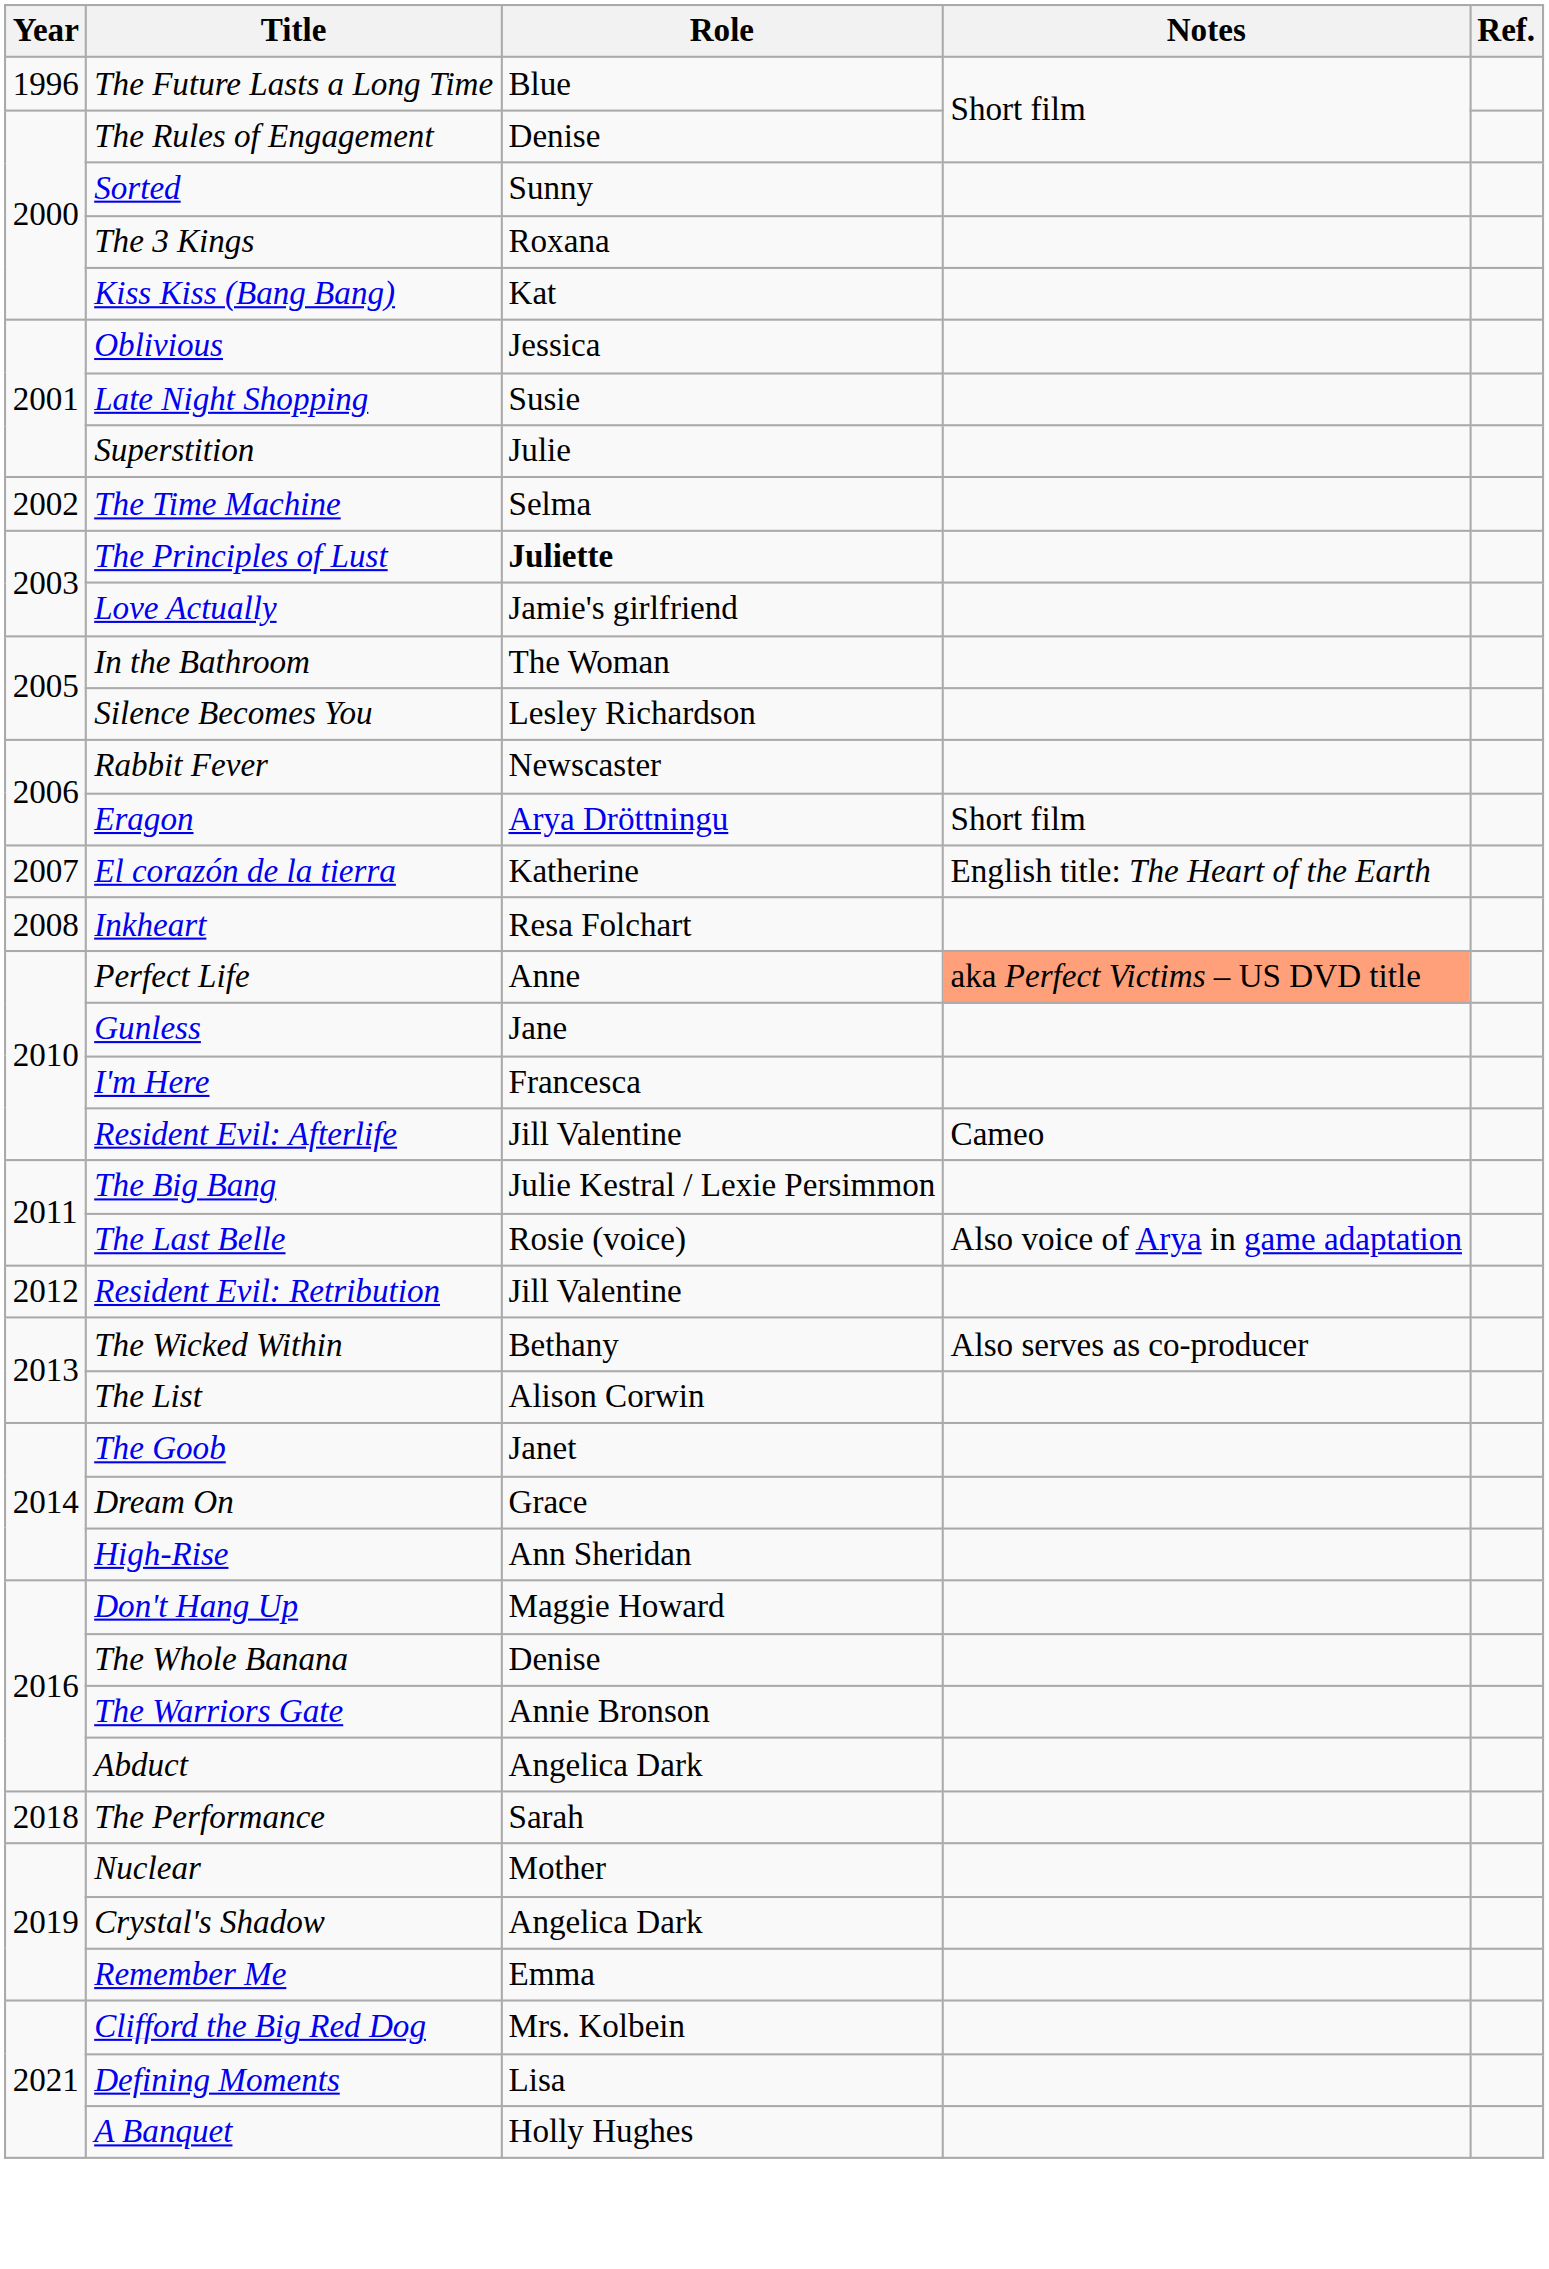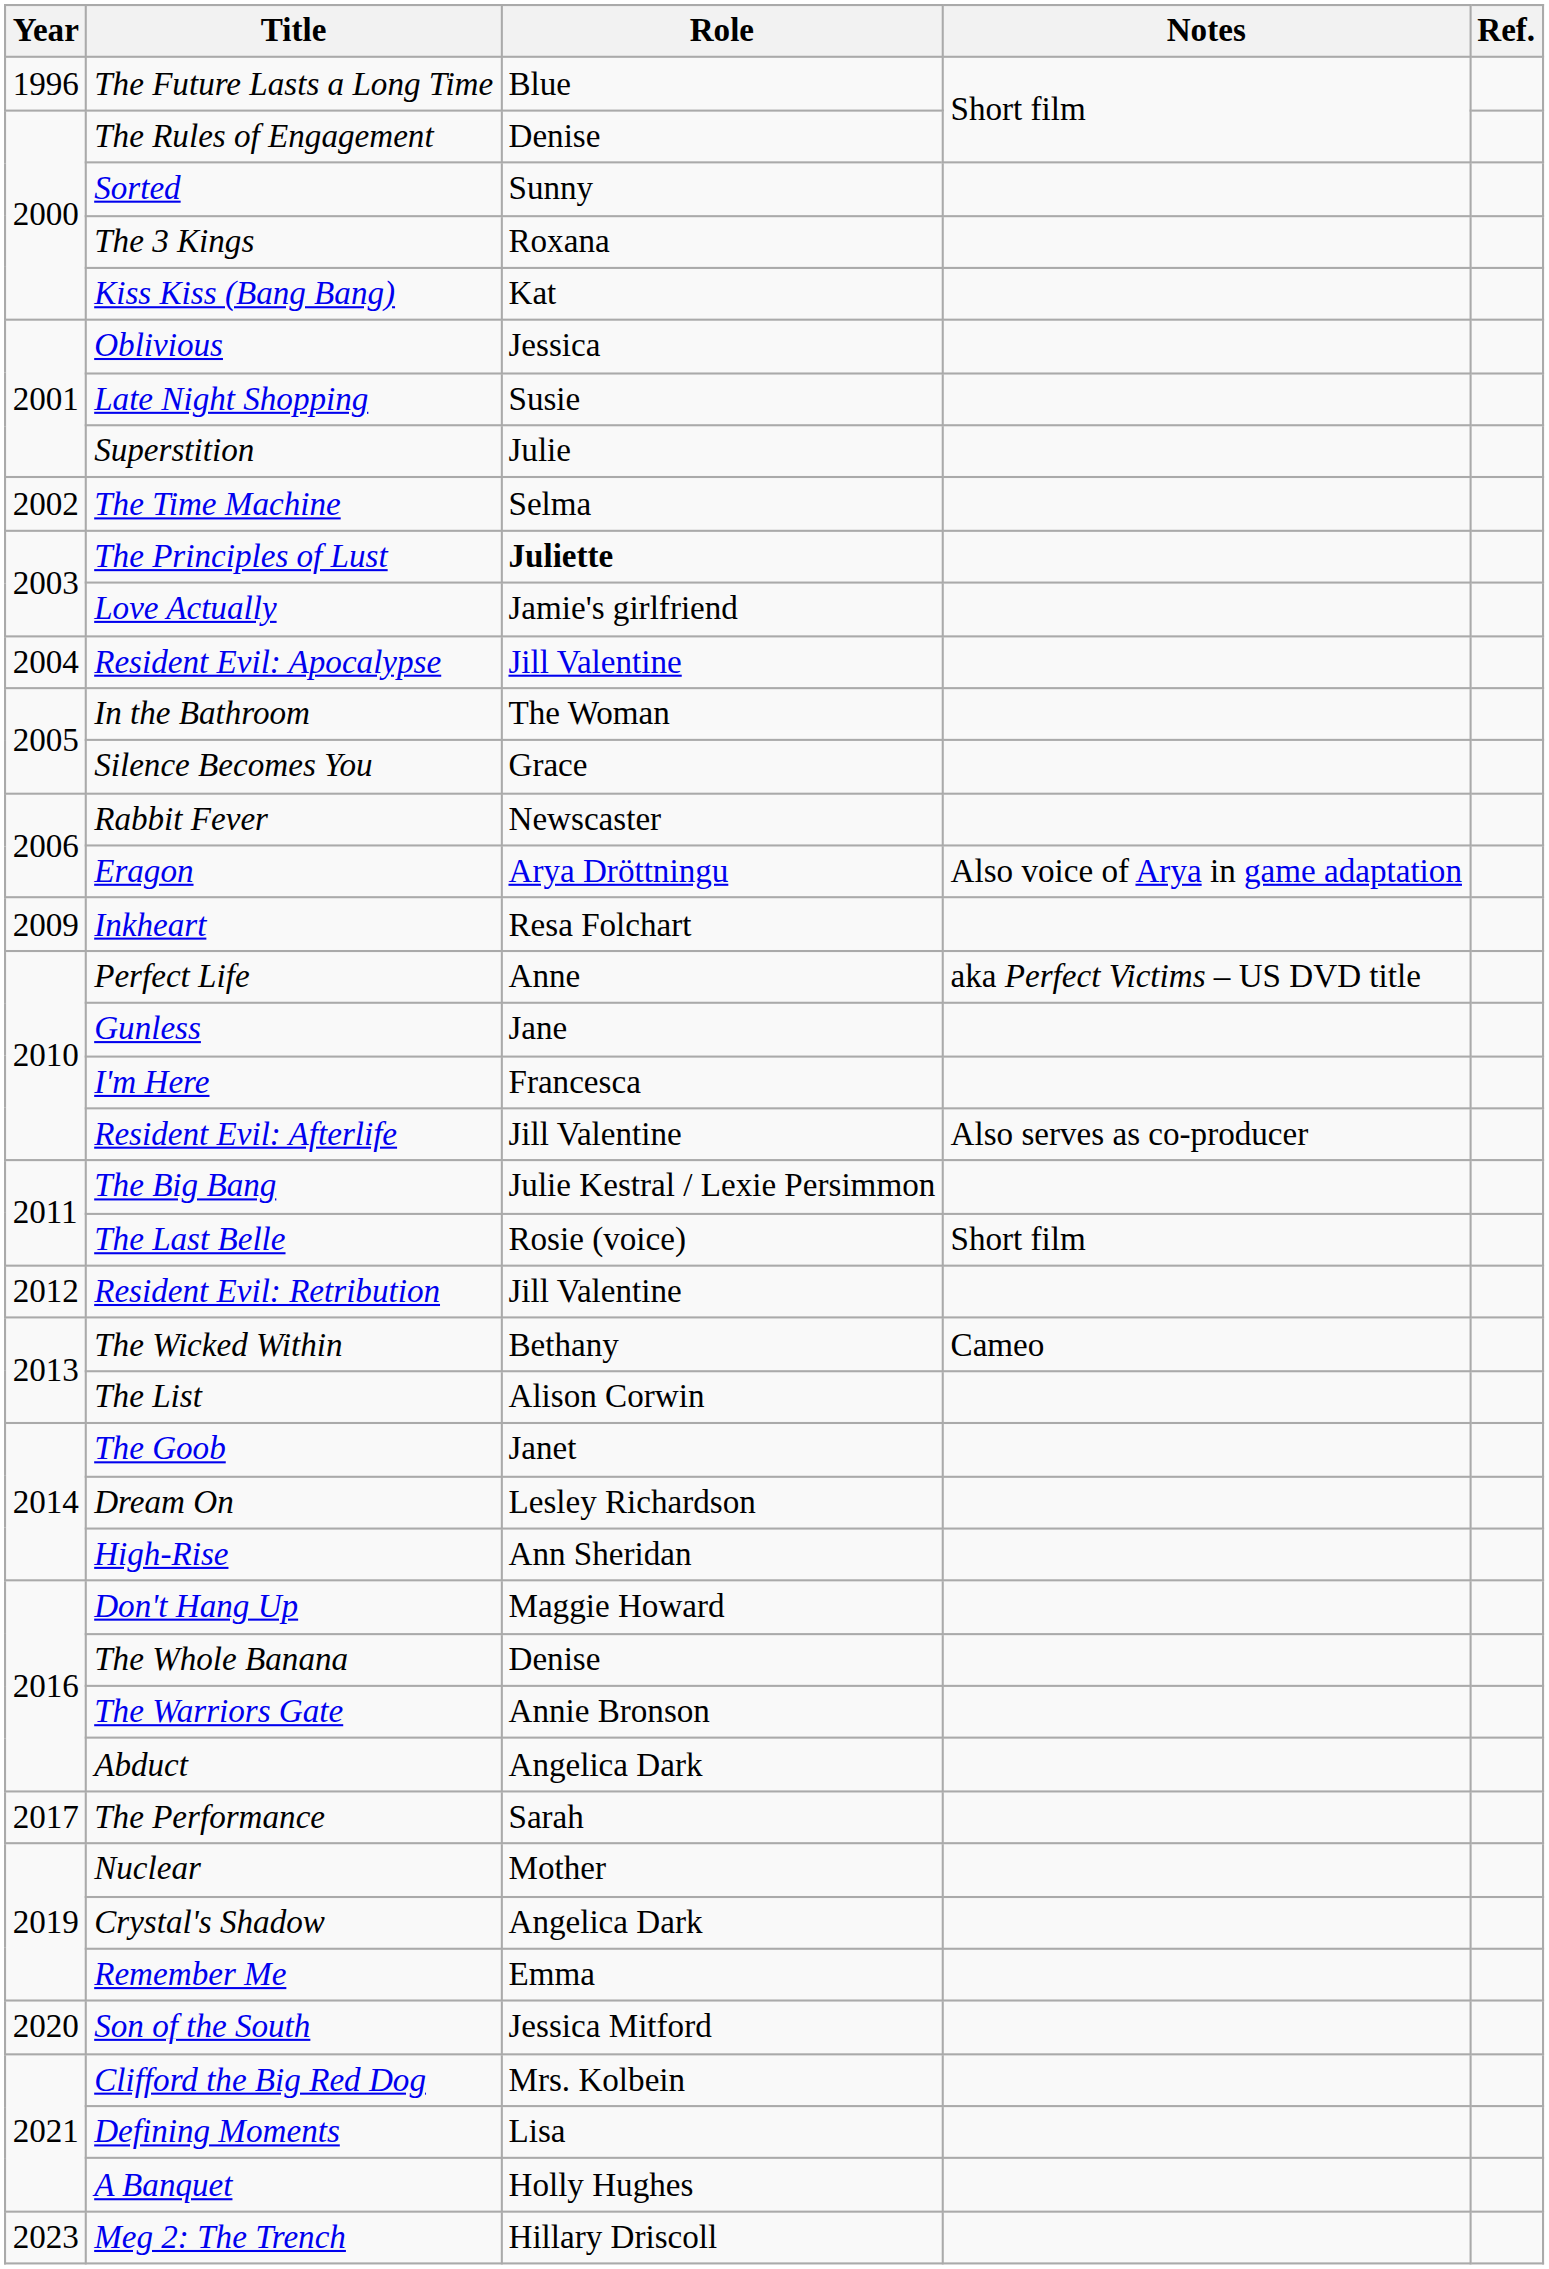+ row: (268, 661)
(632, 713) Lesley Richardson -> (548, 766) Grace
(1018, 818) Short film -> (1206, 871) Also voice of Arya in game adaptation
- row: (245, 871)
(46, 923) 2008 -> (46, 923) 2009
(1186, 976) lightsalmon background -> (1186, 976) no background
(997, 1133) Cameo -> (1129, 1133) Also serves as co-producer
(1206, 1238) Also voice of Arya in game adaptation -> (1018, 1238) Short film
(1129, 1343) Also serves as co-producer -> (997, 1343) Cameo
(548, 1501) Grace -> (632, 1501) Lesley Richardson
(46, 1816) 2018 -> (46, 1816) 2017
+ row: (202, 2026)
+ row: (220, 2236)
